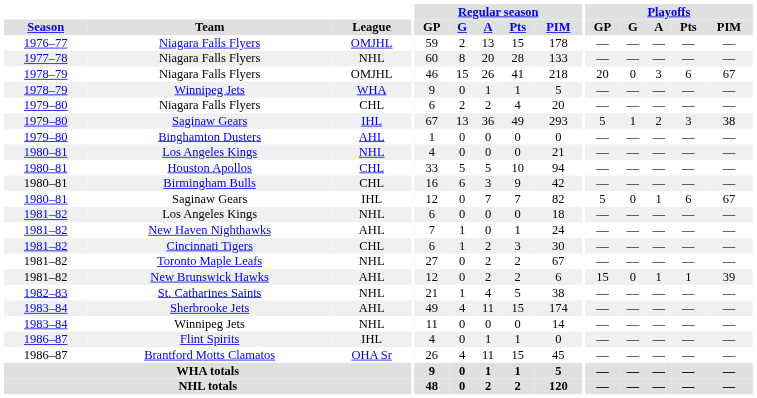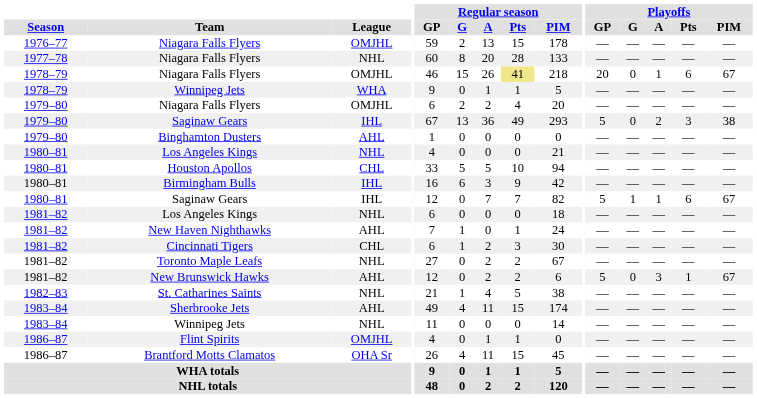(518, 74) no background -> (518, 74) khaki background
(659, 74) 3 -> (659, 74) 1
(372, 105) CHL -> (372, 105) OMJHL
(633, 121) 1 -> (633, 121) 0
(372, 183) CHL -> (372, 183) IHL
(633, 199) 0 -> (633, 199) 1
(602, 277) 15 -> (602, 277) 5
(659, 277) 1 -> (659, 277) 3
(729, 277) 39 -> (729, 277) 67
(372, 339) IHL -> (372, 339) OMJHL
